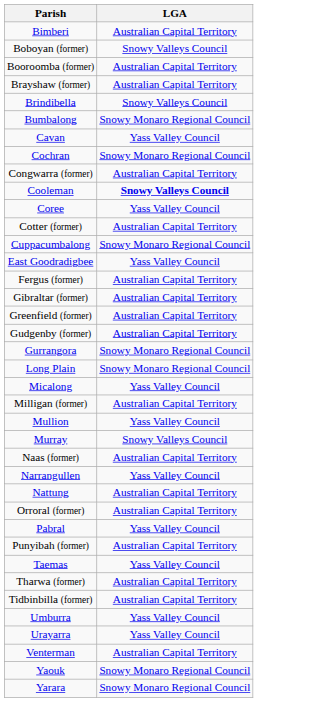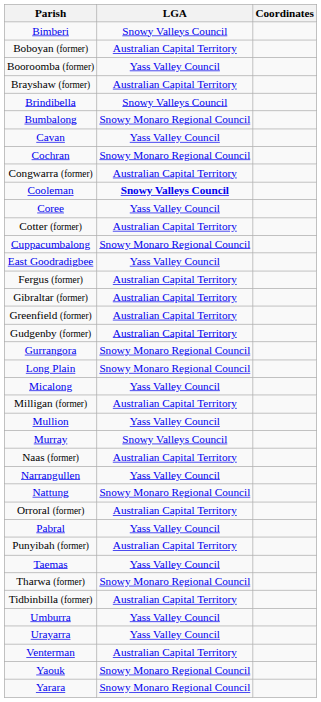+ column: (285, 13)
(175, 31) Australian Capital Territory -> (175, 31) Snowy Valleys Council
(175, 48) Snowy Valleys Council -> (175, 48) Australian Capital Territory
(175, 66) Australian Capital Territory -> (175, 66) Yass Valley Council
(175, 492) Australian Capital Territory -> (175, 492) Snowy Monaro Regional Council
(175, 581) Australian Capital Territory -> (175, 581) Snowy Monaro Regional Council
